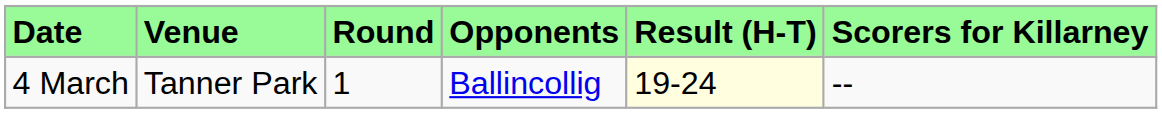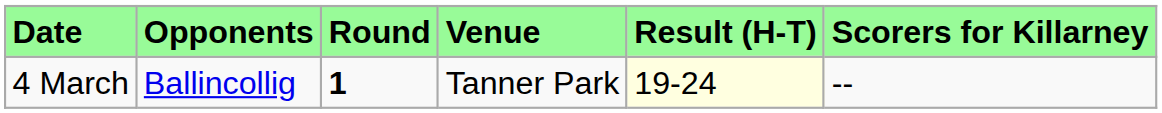columns swapped: (191, 31) <-> (534, 31)
(341, 82) normal -> (338, 82) bold
